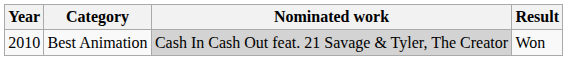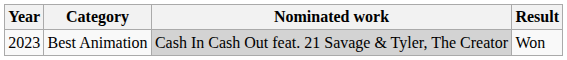(24, 42) 2010 -> (24, 42) 2023
